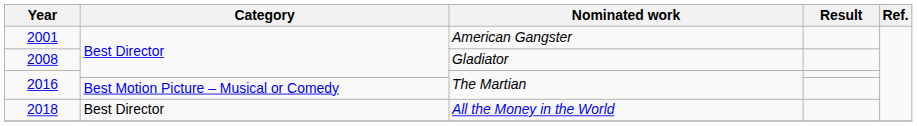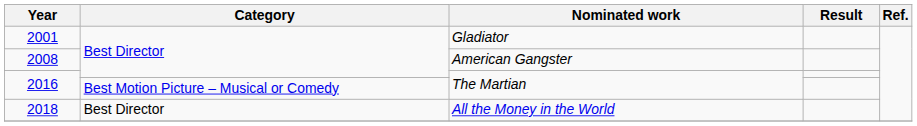(512, 37) American Gangster -> (480, 37) Gladiator
(480, 59) Gladiator -> (512, 59) American Gangster
